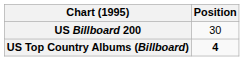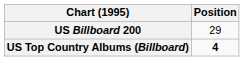(215, 30) 30 -> (215, 30) 29
